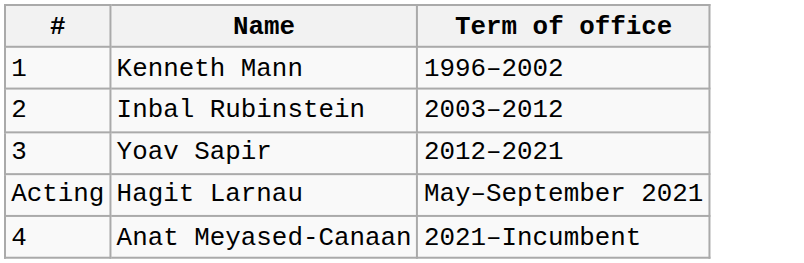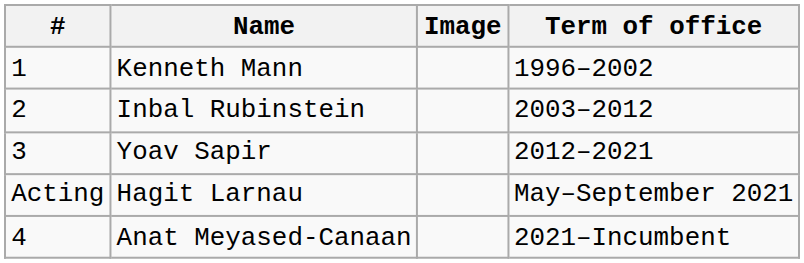+ column: (463, 26)
